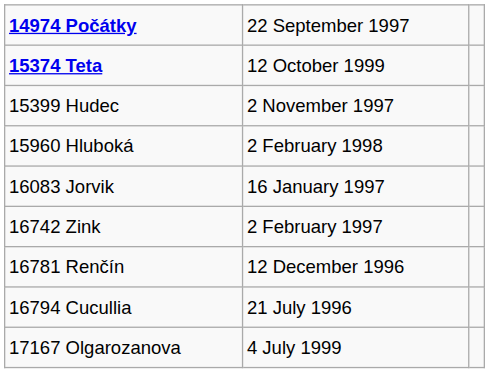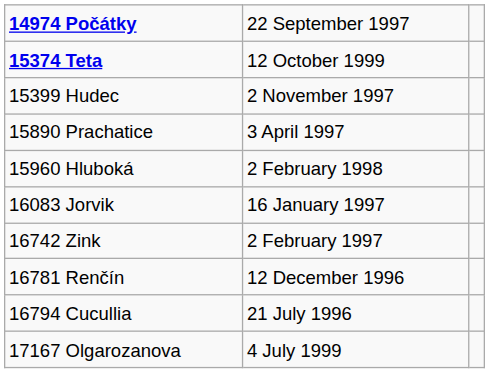+ row: (81, 132)
